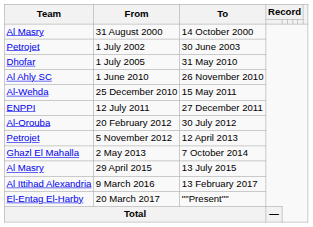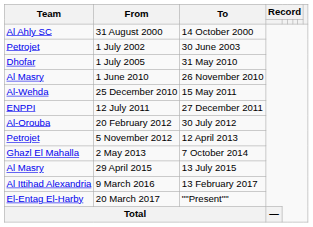(25, 31) Al Masry -> (29, 31) Al Ahly SC
(29, 77) Al Ahly SC -> (25, 77) Al Masry
